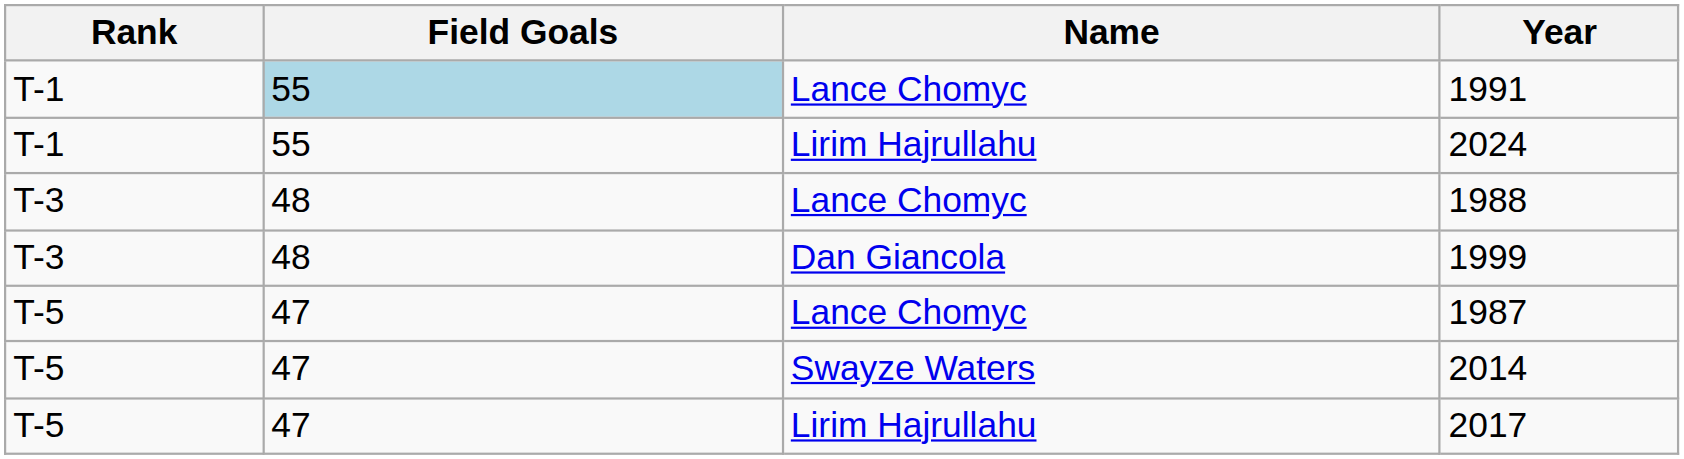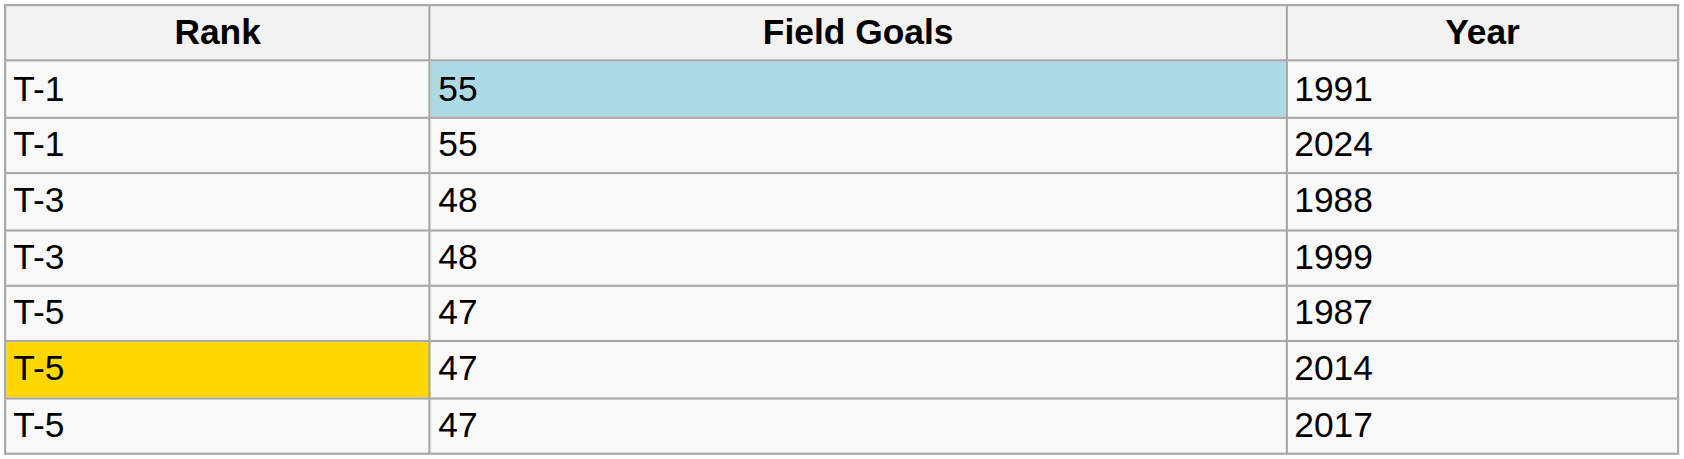- column: (1112, 32)
(39, 369) no background -> (39, 369) gold background
